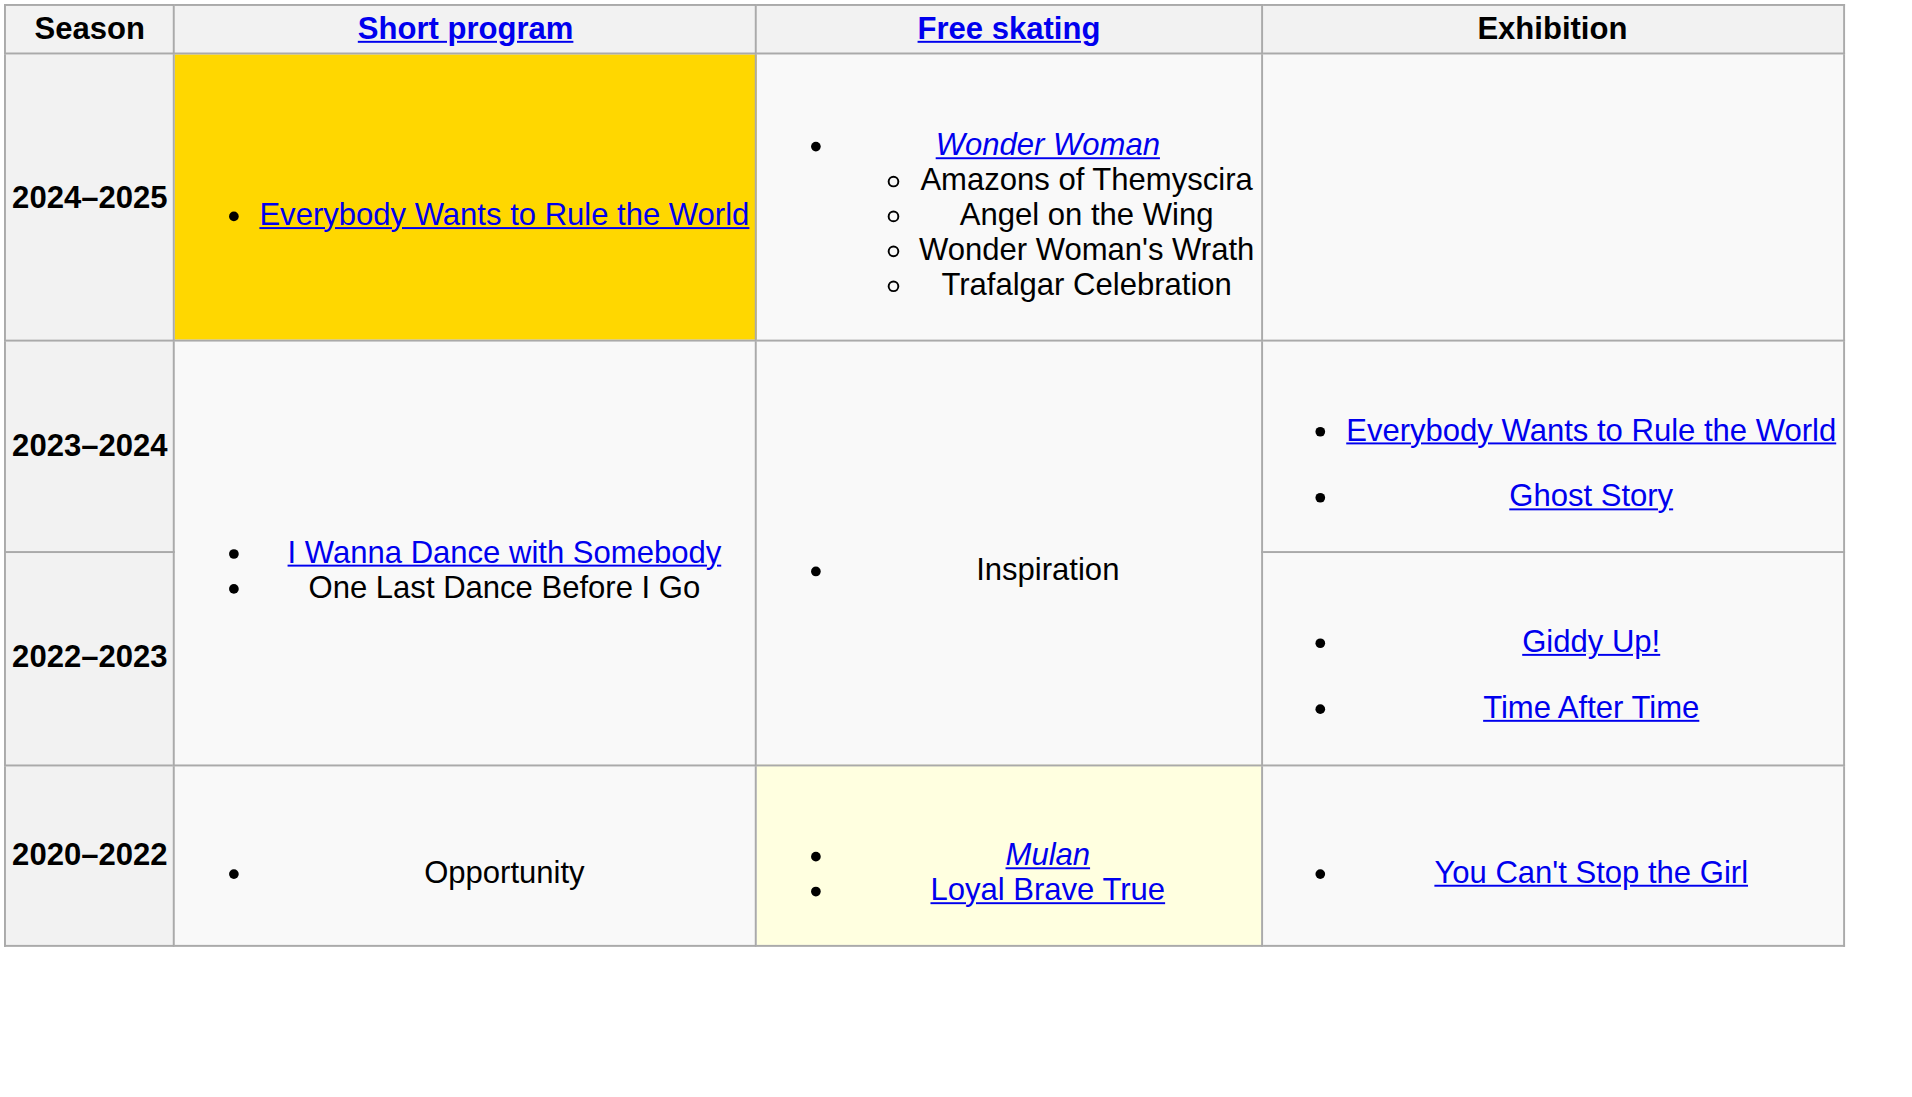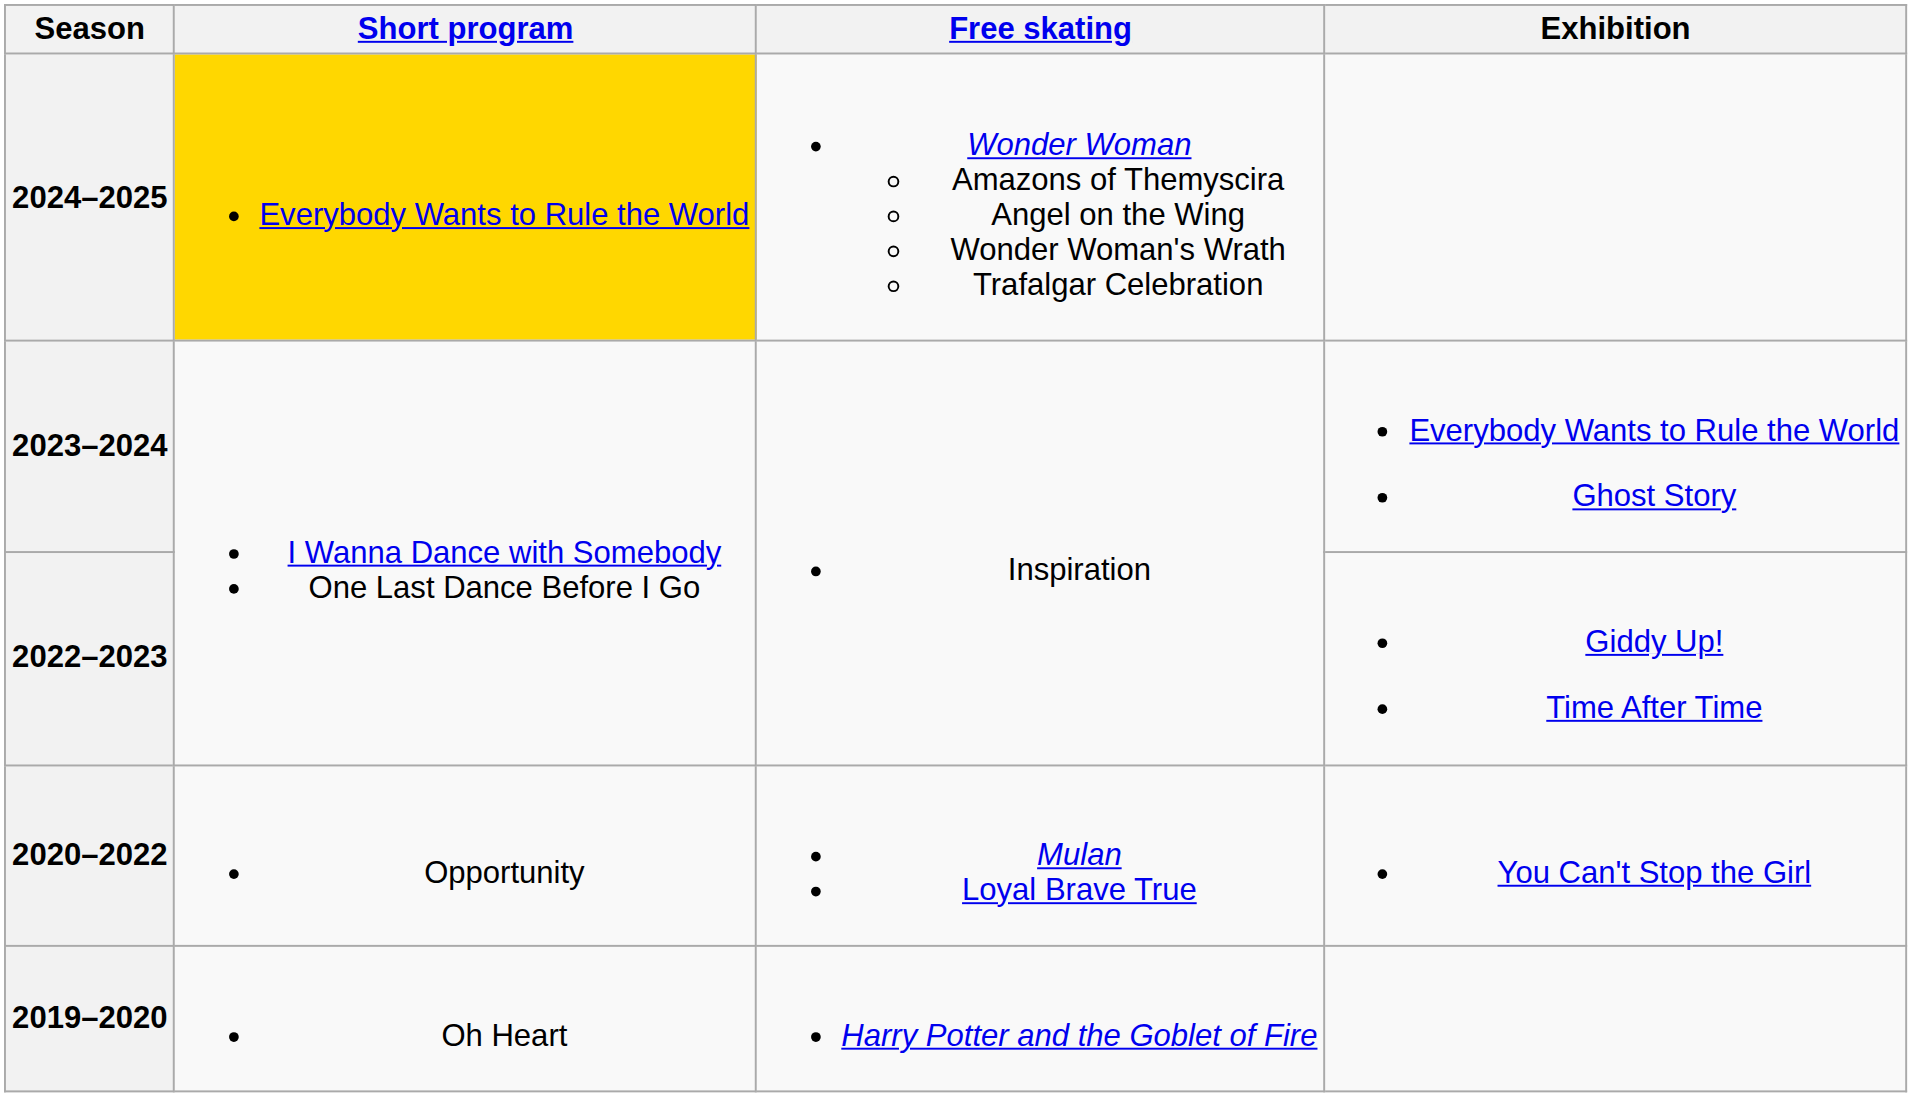(1009, 873) lightyellow background -> (1041, 873) no background
+ row: (90, 1018)
